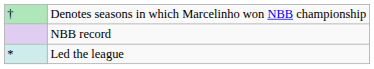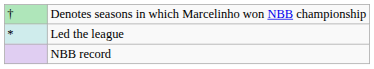rows swapped: (87, 53) <-> (81, 34)
